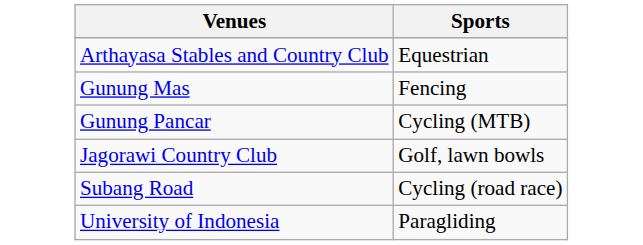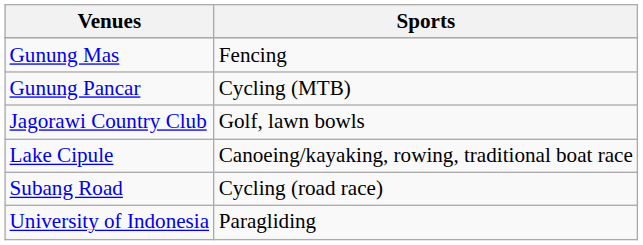- row: (234, 54)
+ row: (62, 155)
